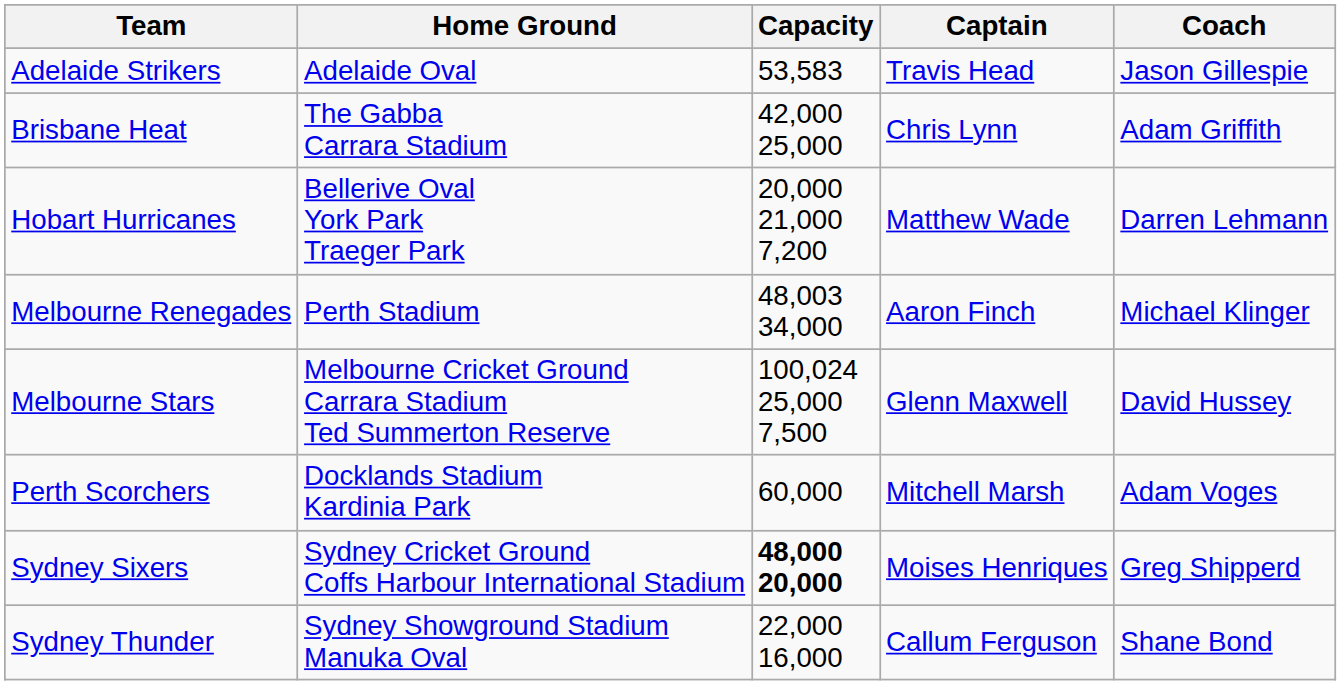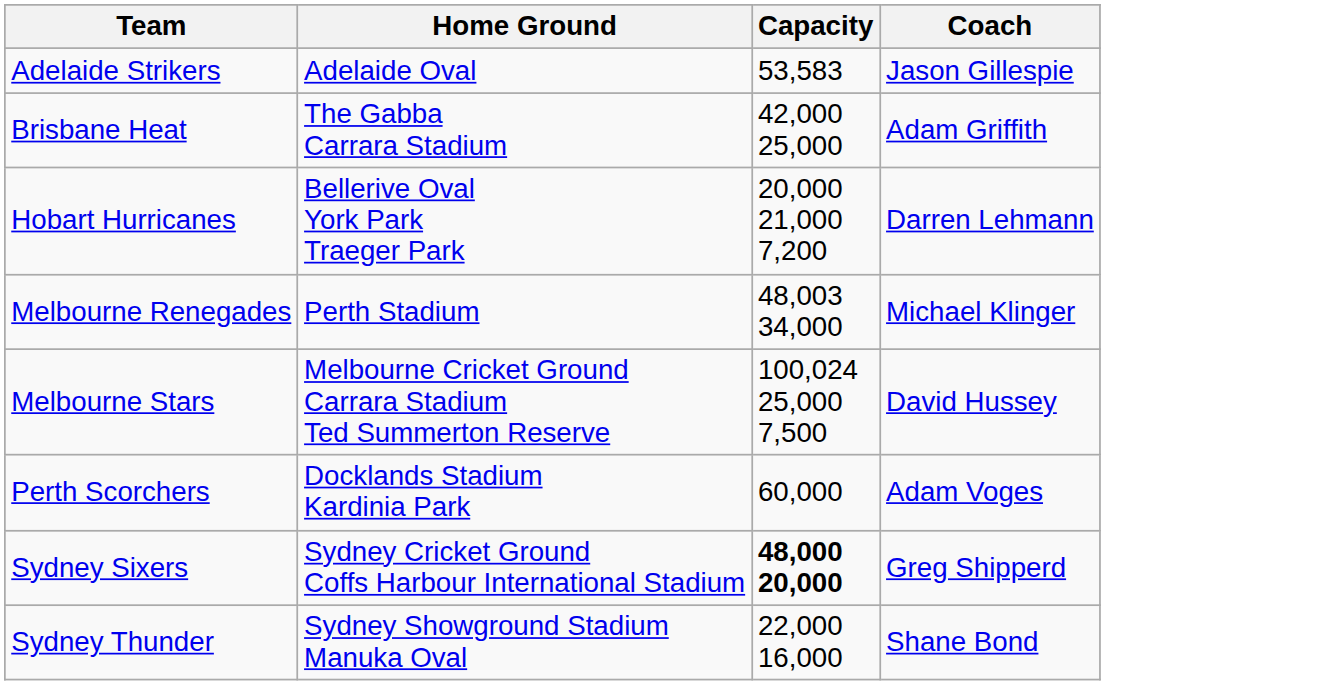- column: (997, 26)
